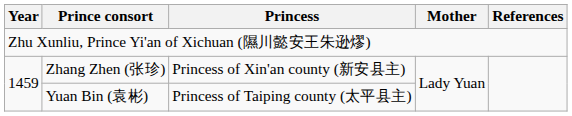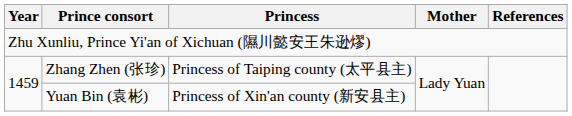(289, 69) Princess of Xin'an county (新安县主) -> (292, 69) Princess of Taiping county (太平县主)
(292, 96) Princess of Taiping county (太平县主) -> (289, 96) Princess of Xin'an county (新安县主)
